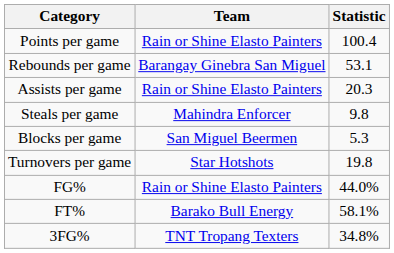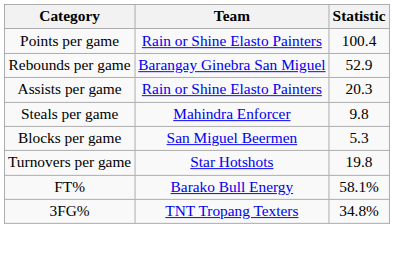(359, 65) 53.1 -> (359, 65) 52.9
- row: (70, 187)
